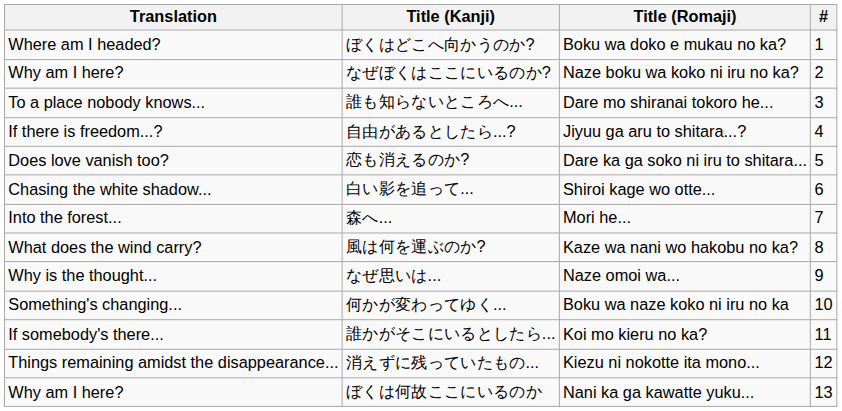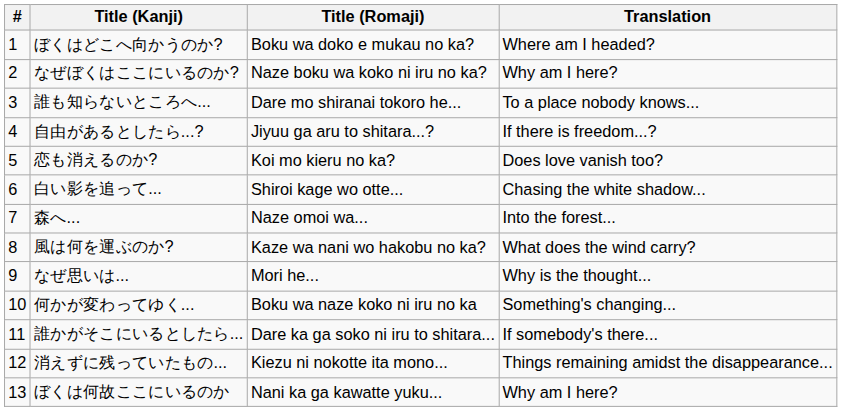columns swapped: (824, 17) <-> (173, 17)
(685, 160) Dare ka ga soko ni iru to shitara... -> (323, 160) Koi mo kieru no ka?
(597, 218) Mori he... -> (309, 218) Naze omoi wa...
(621, 276) Naze omoi wa... -> (285, 276) Mori he...
(635, 334) Koi mo kieru no ka? -> (373, 334) Dare ka ga soko ni iru to shitara...
